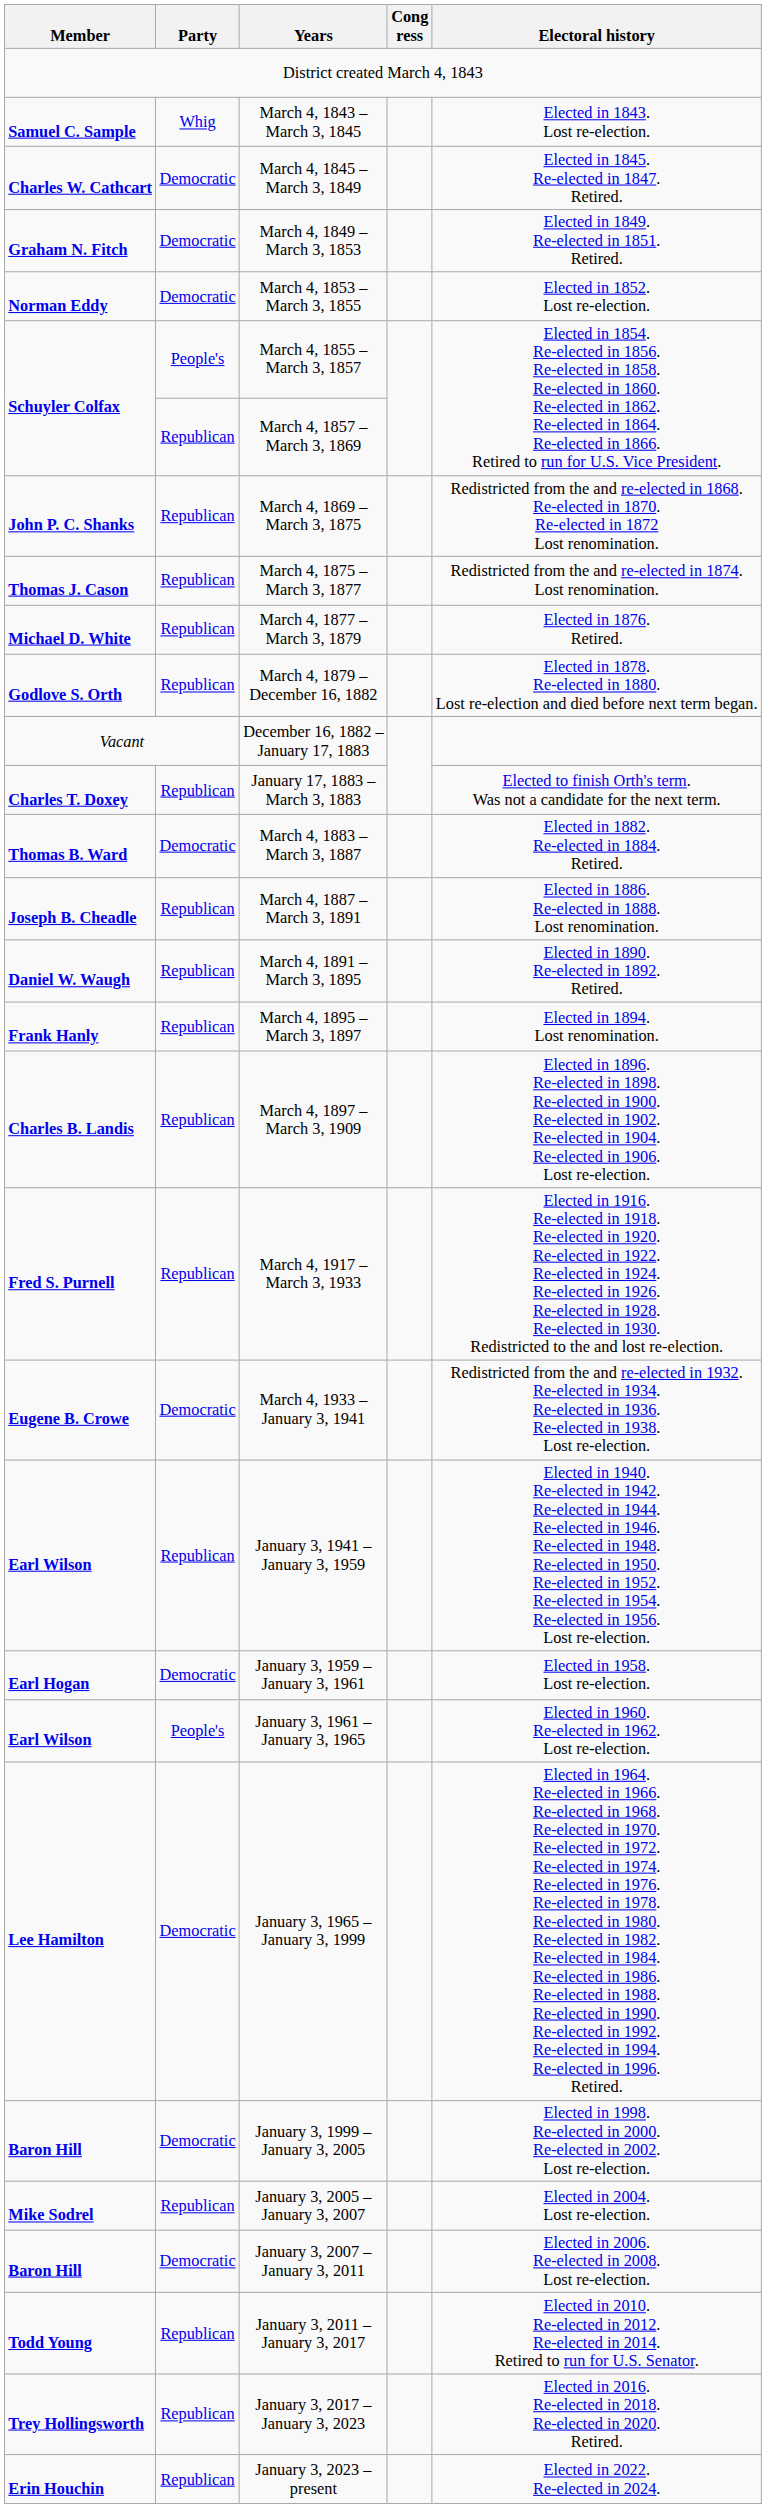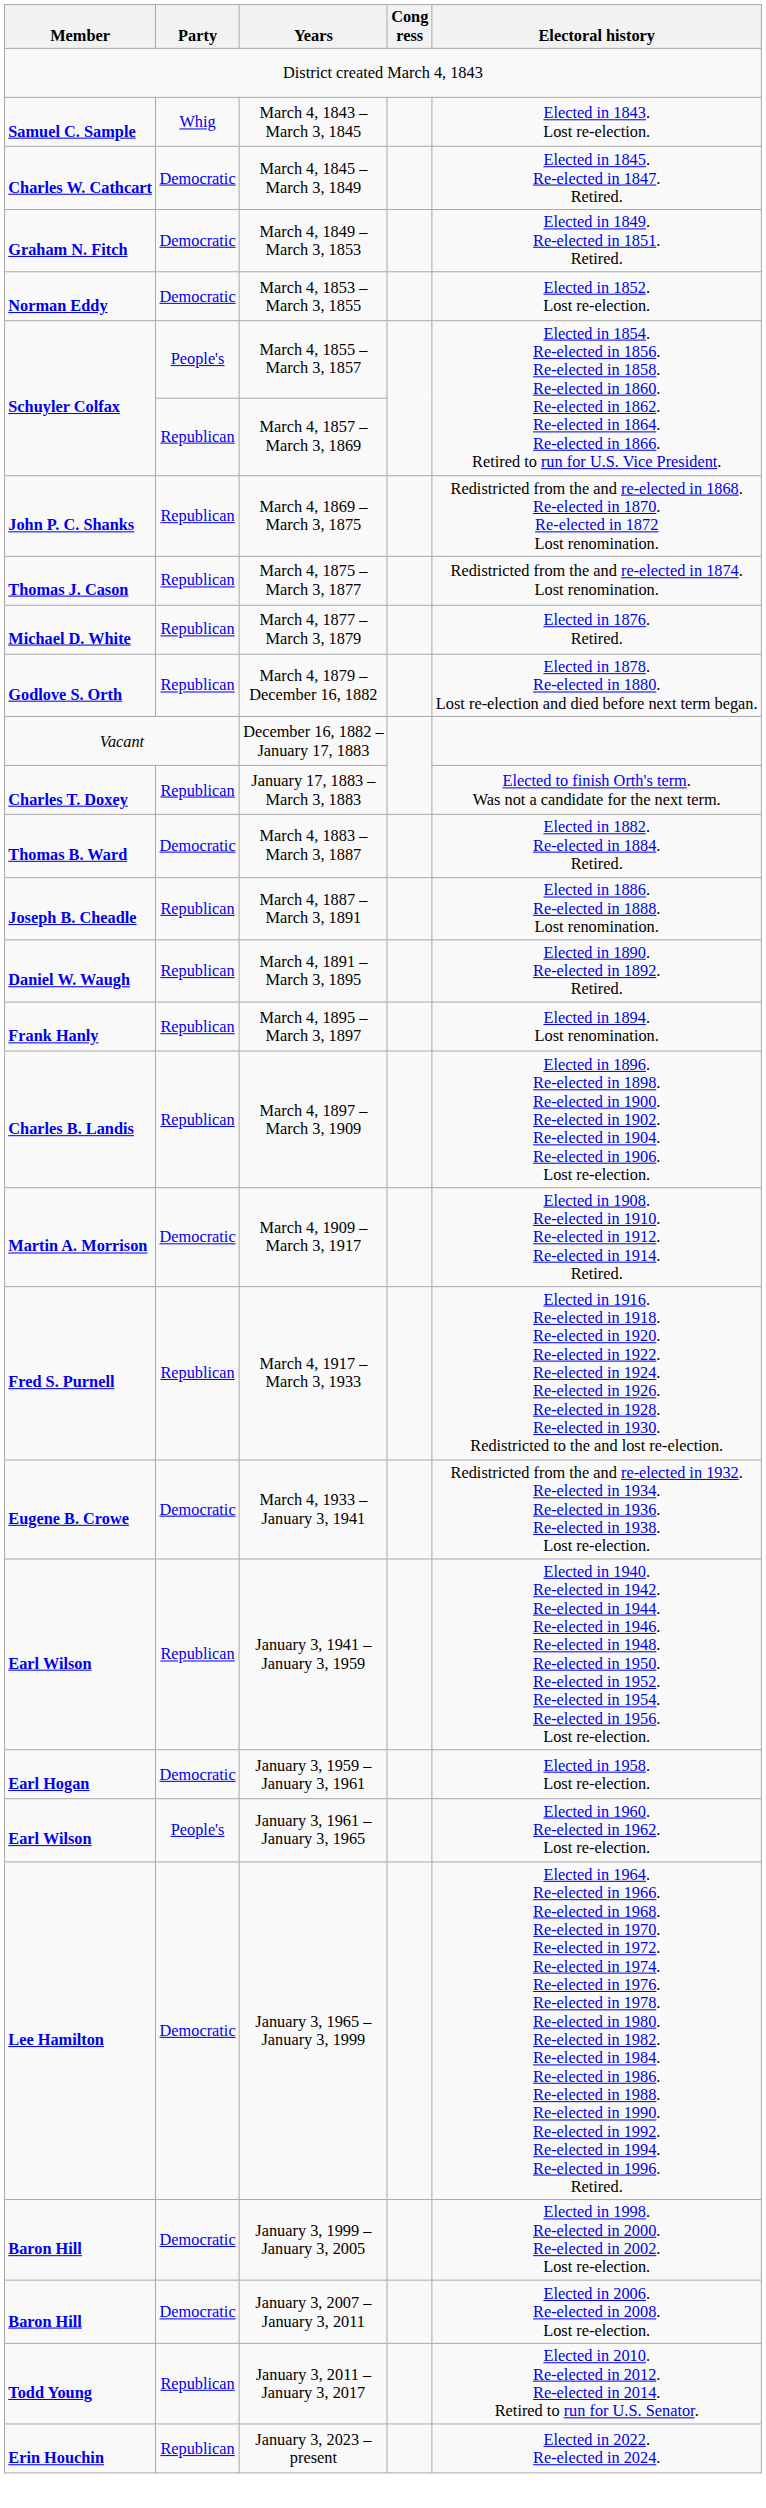+ row: (313, 1237)
- row: (313, 2205)
- row: (313, 2414)
